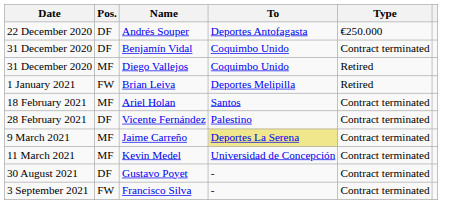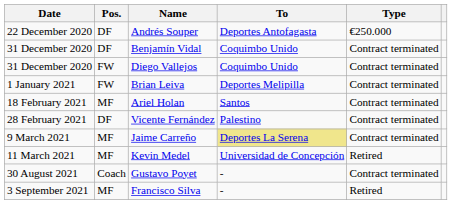(105, 66) MF -> (106, 66) FW
(357, 66) Retired -> (394, 66) Contract terminated
(357, 84) Retired -> (394, 84) Contract terminated
(385, 155) Contract terminated -> (366, 155) Retired
(104, 173) DF -> (112, 173) Coach
(106, 191) FW -> (105, 191) MF
(385, 191) Contract terminated -> (366, 191) Retired
